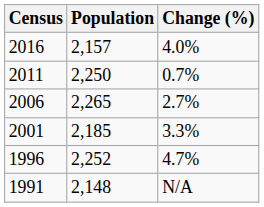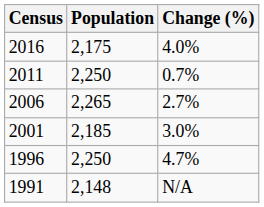(91, 46) 2,157 -> (91, 46) 2,175
(181, 131) 3.3% -> (181, 131) 3.0%
(91, 159) 2,252 -> (91, 159) 2,250
